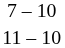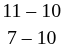rows swapped: (32, 38) <-> (32, 10)
